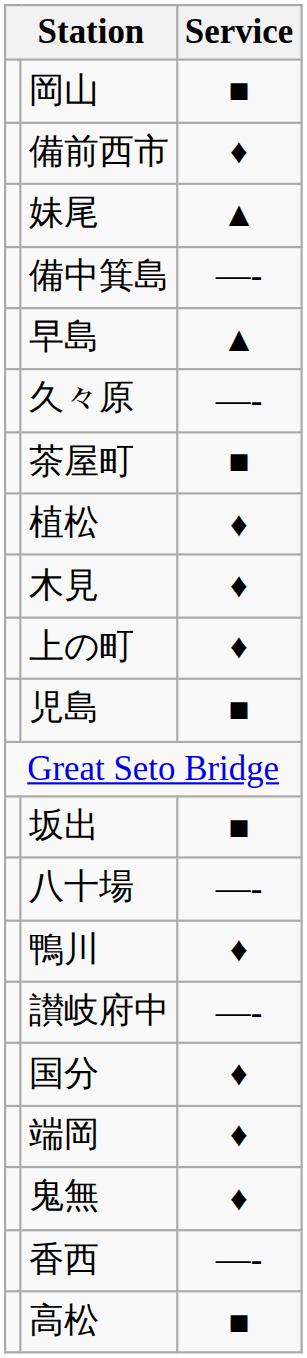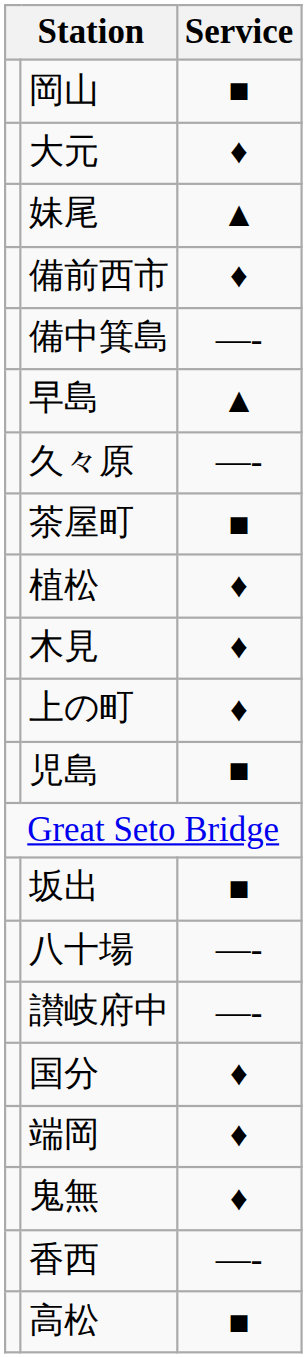+ row: (64, 151)
rows swapped: (99, 151) <-> (64, 213)
- row: (64, 949)
